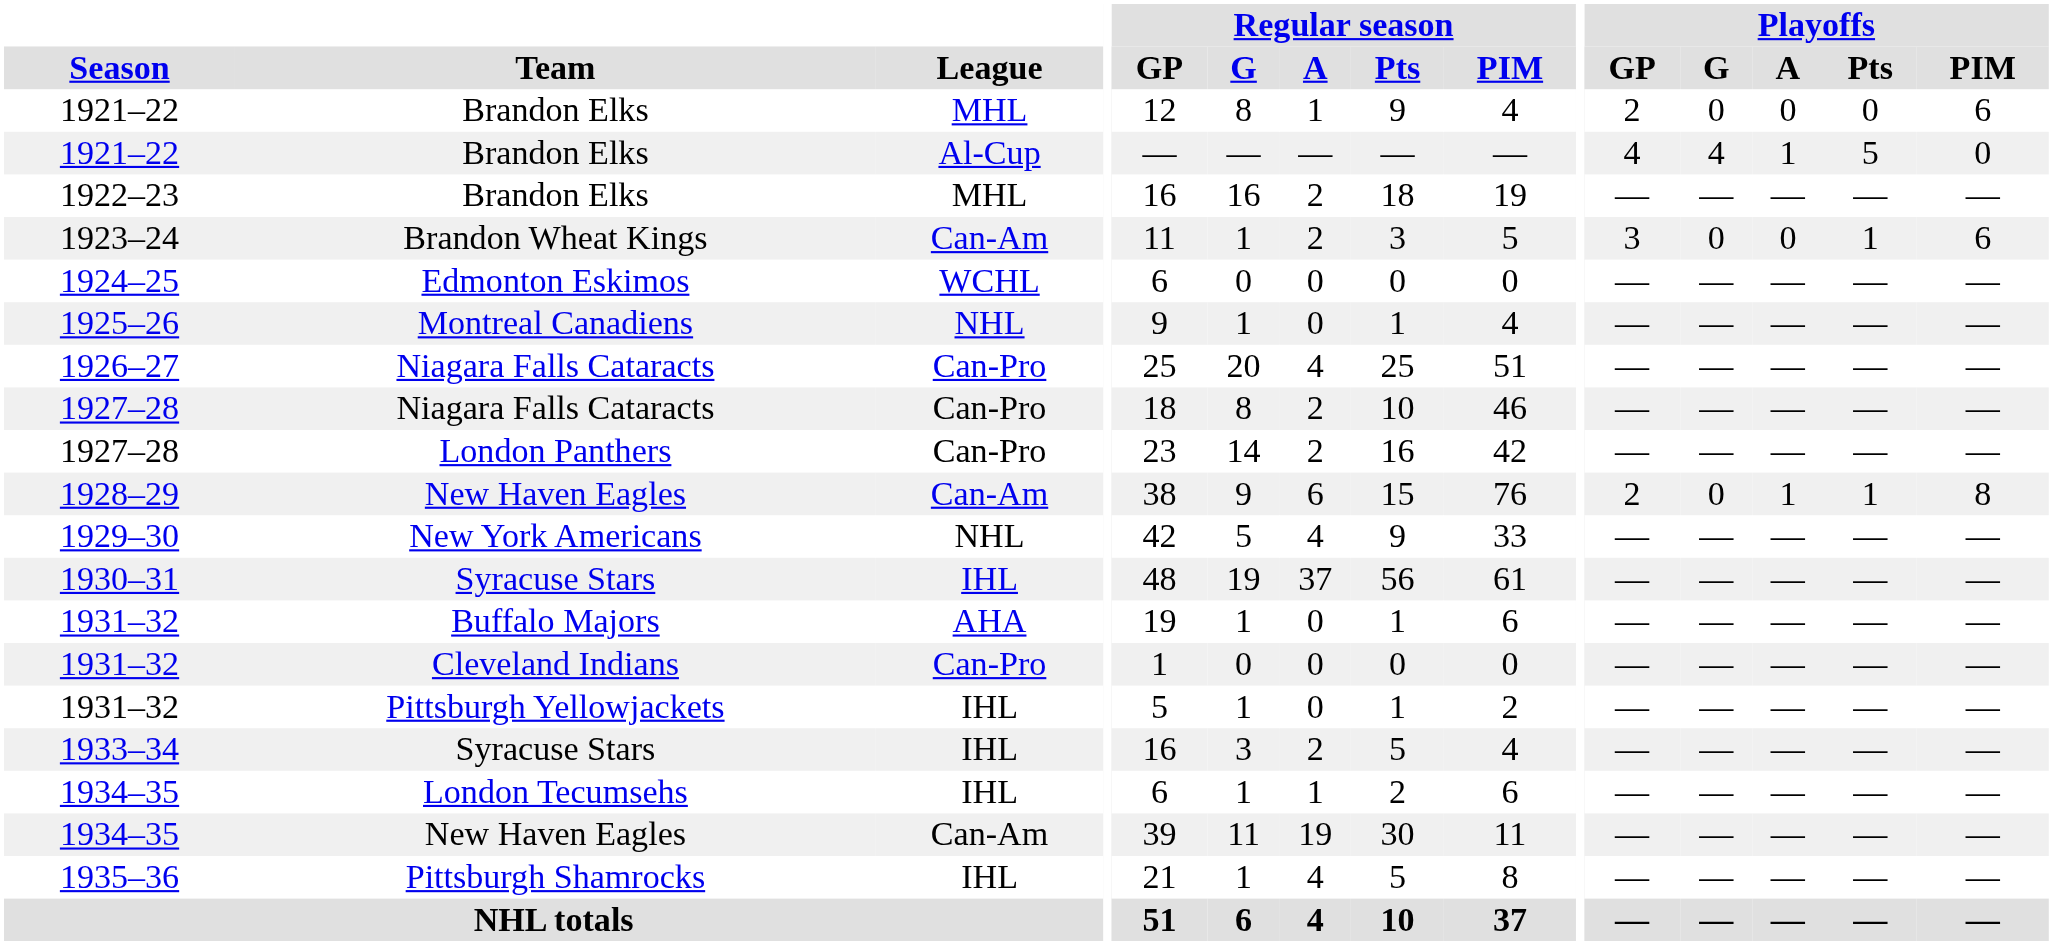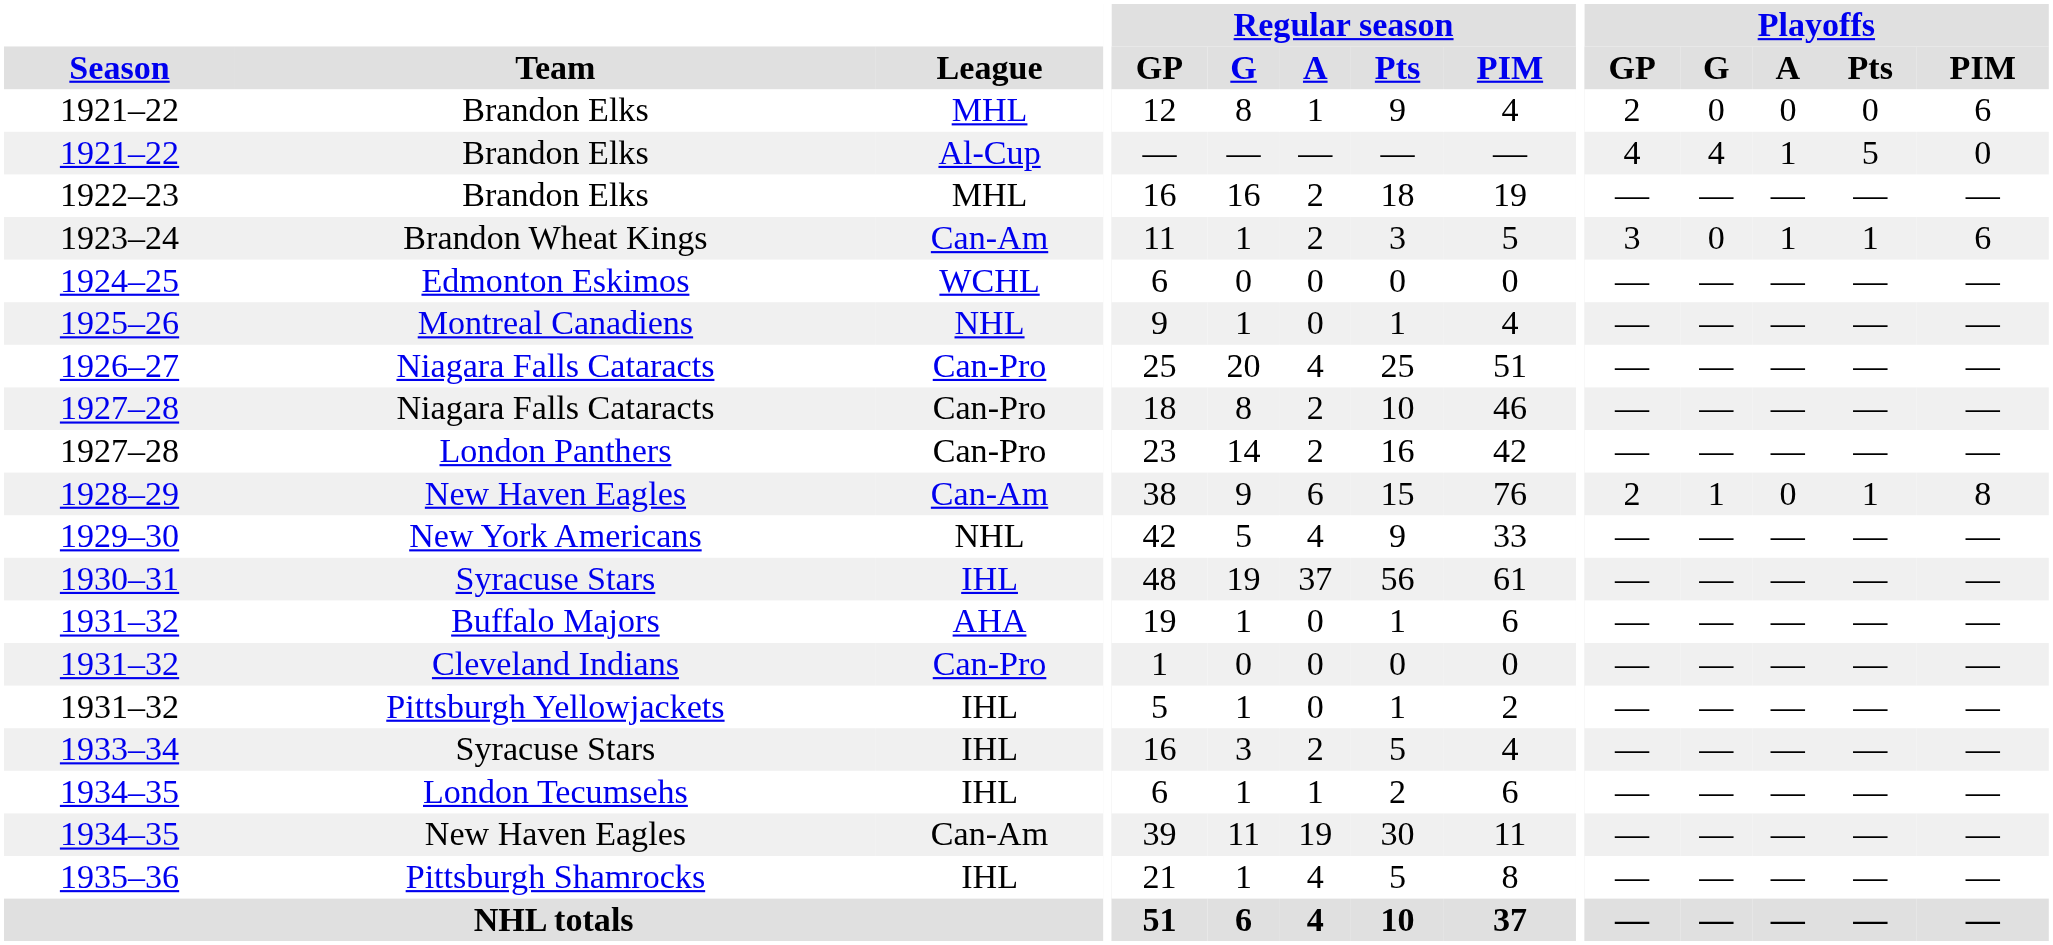(1788, 237) 0 -> (1788, 237) 1
(1716, 493) 0 -> (1716, 493) 1
(1788, 493) 1 -> (1788, 493) 0
